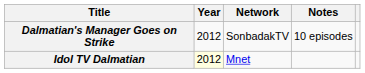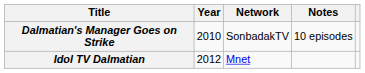(209, 36) 2012 -> (209, 36) 2010
(209, 59) lightyellow background -> (209, 59) no background
